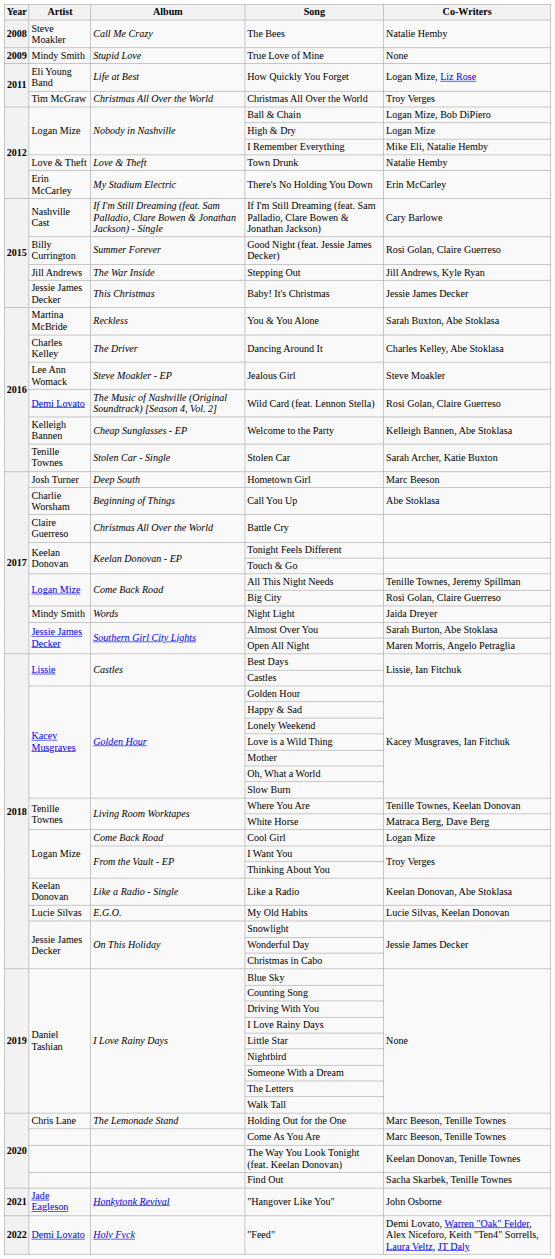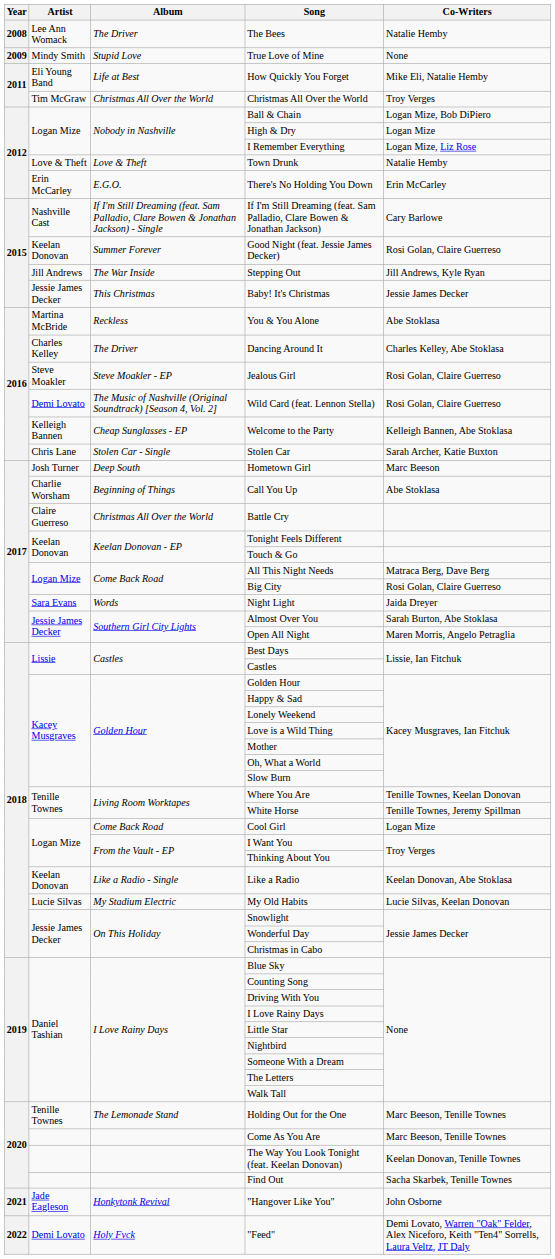(49, 34) Steve Moakler -> (49, 34) Lee Ann Womack
(123, 34) Call Me Crazy -> (116, 34) The Driver
(431, 77) Logan Mize, Liz Rose -> (437, 77) Mike Eli, Natalie Hemby
(437, 147) Mike Eli, Natalie Hemby -> (431, 147) Logan Mize, Liz Rose
(135, 184) My Stadium Electric -> (107, 184) E.G.O.
(54, 250) Billy Currington -> (50, 250) Keelan Donovan
(443, 321) Sarah Buxton, Abe Stoklasa -> (413, 321) Abe Stoklasa
(49, 376) Lee Ann Womack -> (49, 376) Steve Moakler
(416, 376) Steve Moakler -> (444, 376) Rosi Golan, Claire Guerreso
(47, 457) Tenille Townes -> (54, 452) Chris Lane
(453, 582) Tenille Townes, Jeremy Spillman -> (438, 570) Matraca Berg, Dave Berg
(58, 614) Mindy Smith -> (54, 602) Sara Evans
(438, 822) Matraca Berg, Dave Berg -> (453, 810) Tenille Townes, Jeremy Spillman
(107, 913) E.G.O. -> (135, 901) My Stadium Electric
(54, 1121) Chris Lane -> (47, 1115) Tenille Townes
